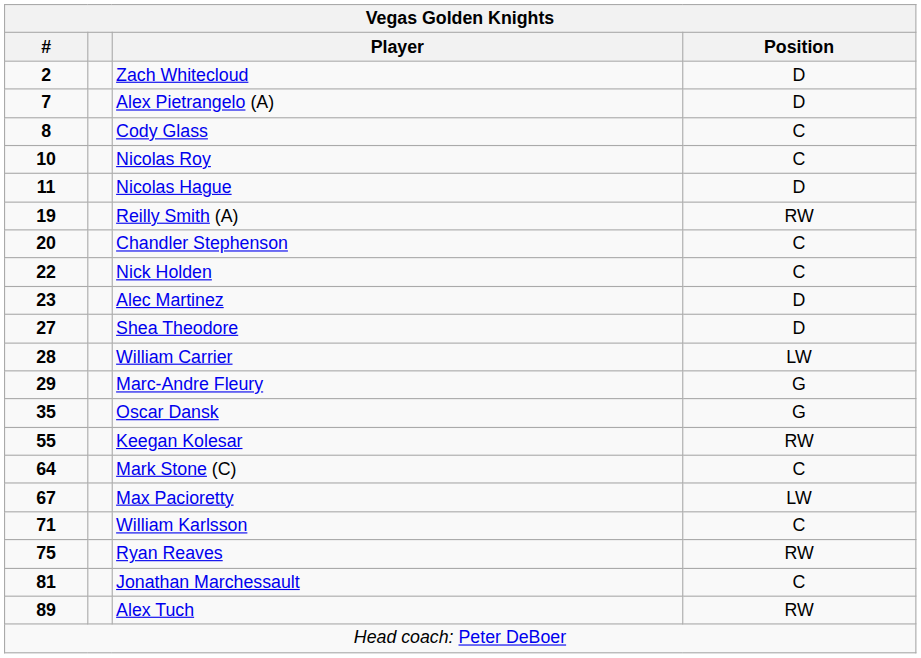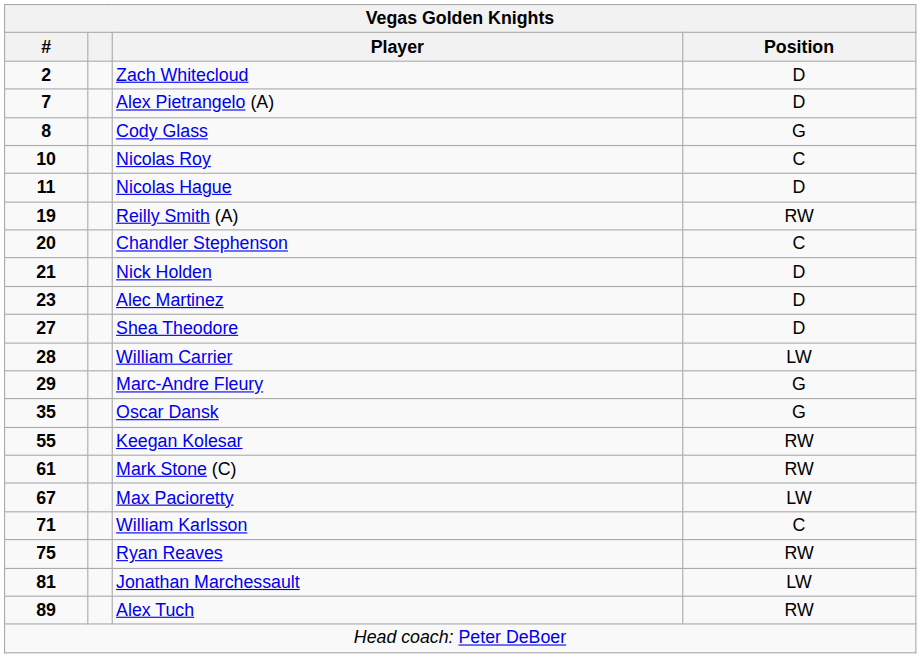(799, 131) C -> (799, 131) G
(46, 272) 22 -> (46, 272) 21
(799, 272) C -> (799, 272) D
(46, 469) 64 -> (46, 469) 61
(799, 469) C -> (799, 469) RW
(799, 581) C -> (799, 581) LW
